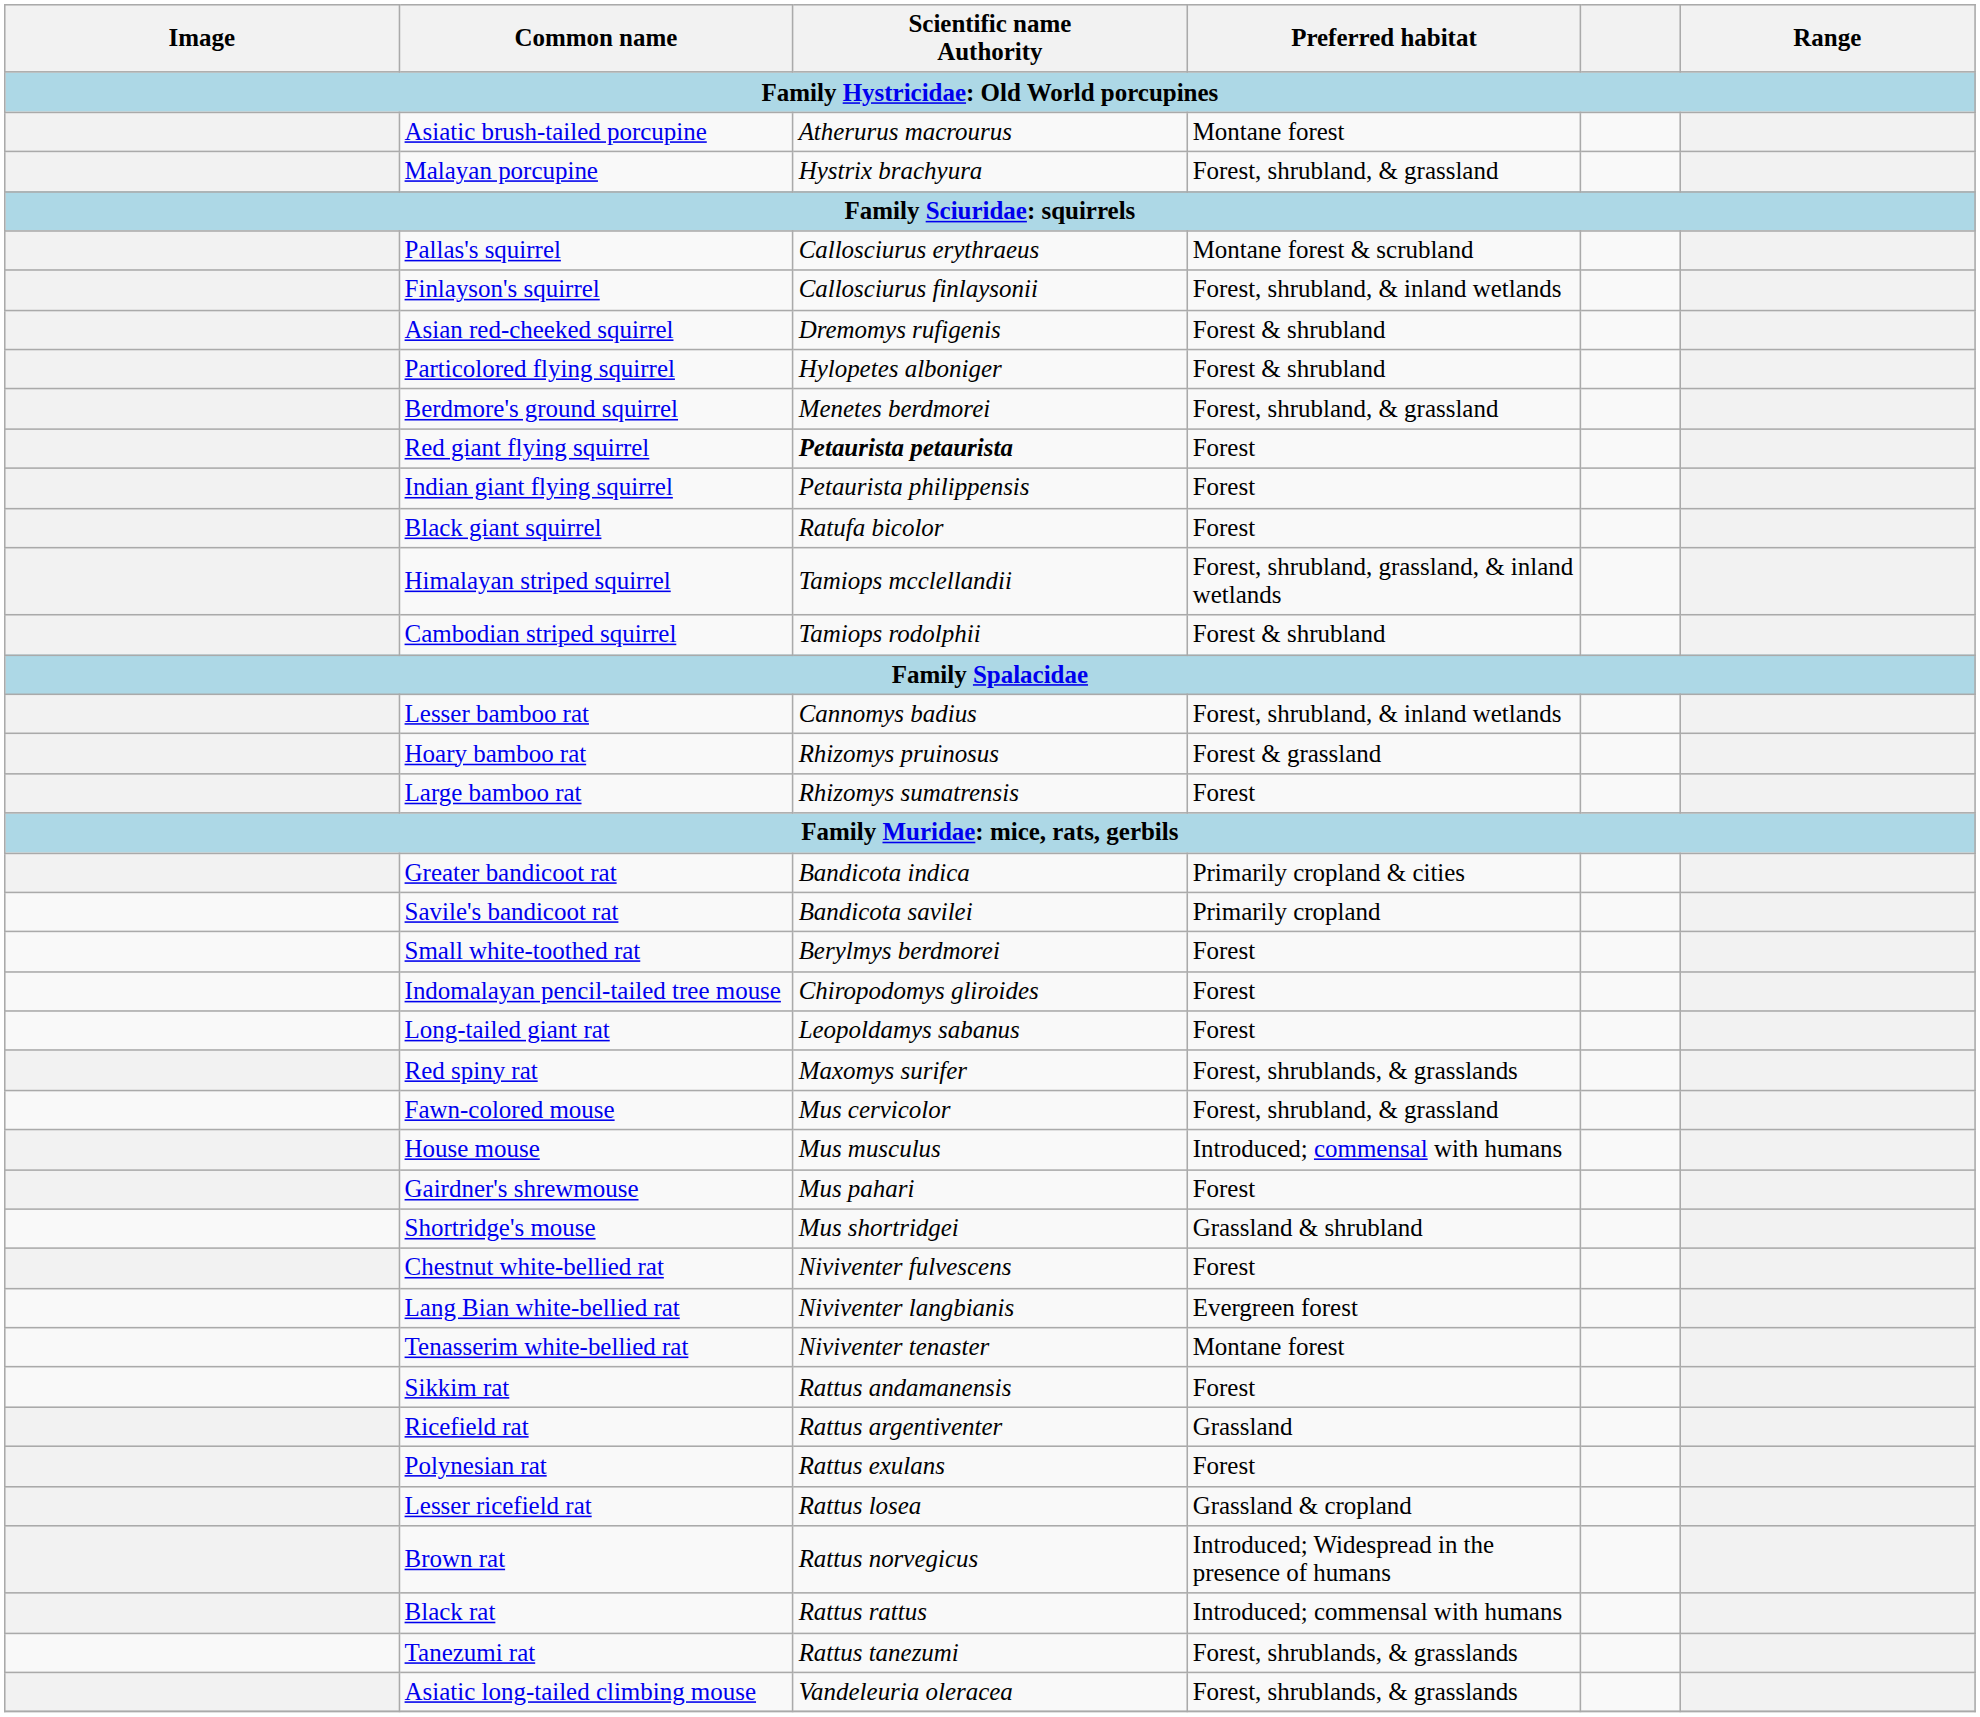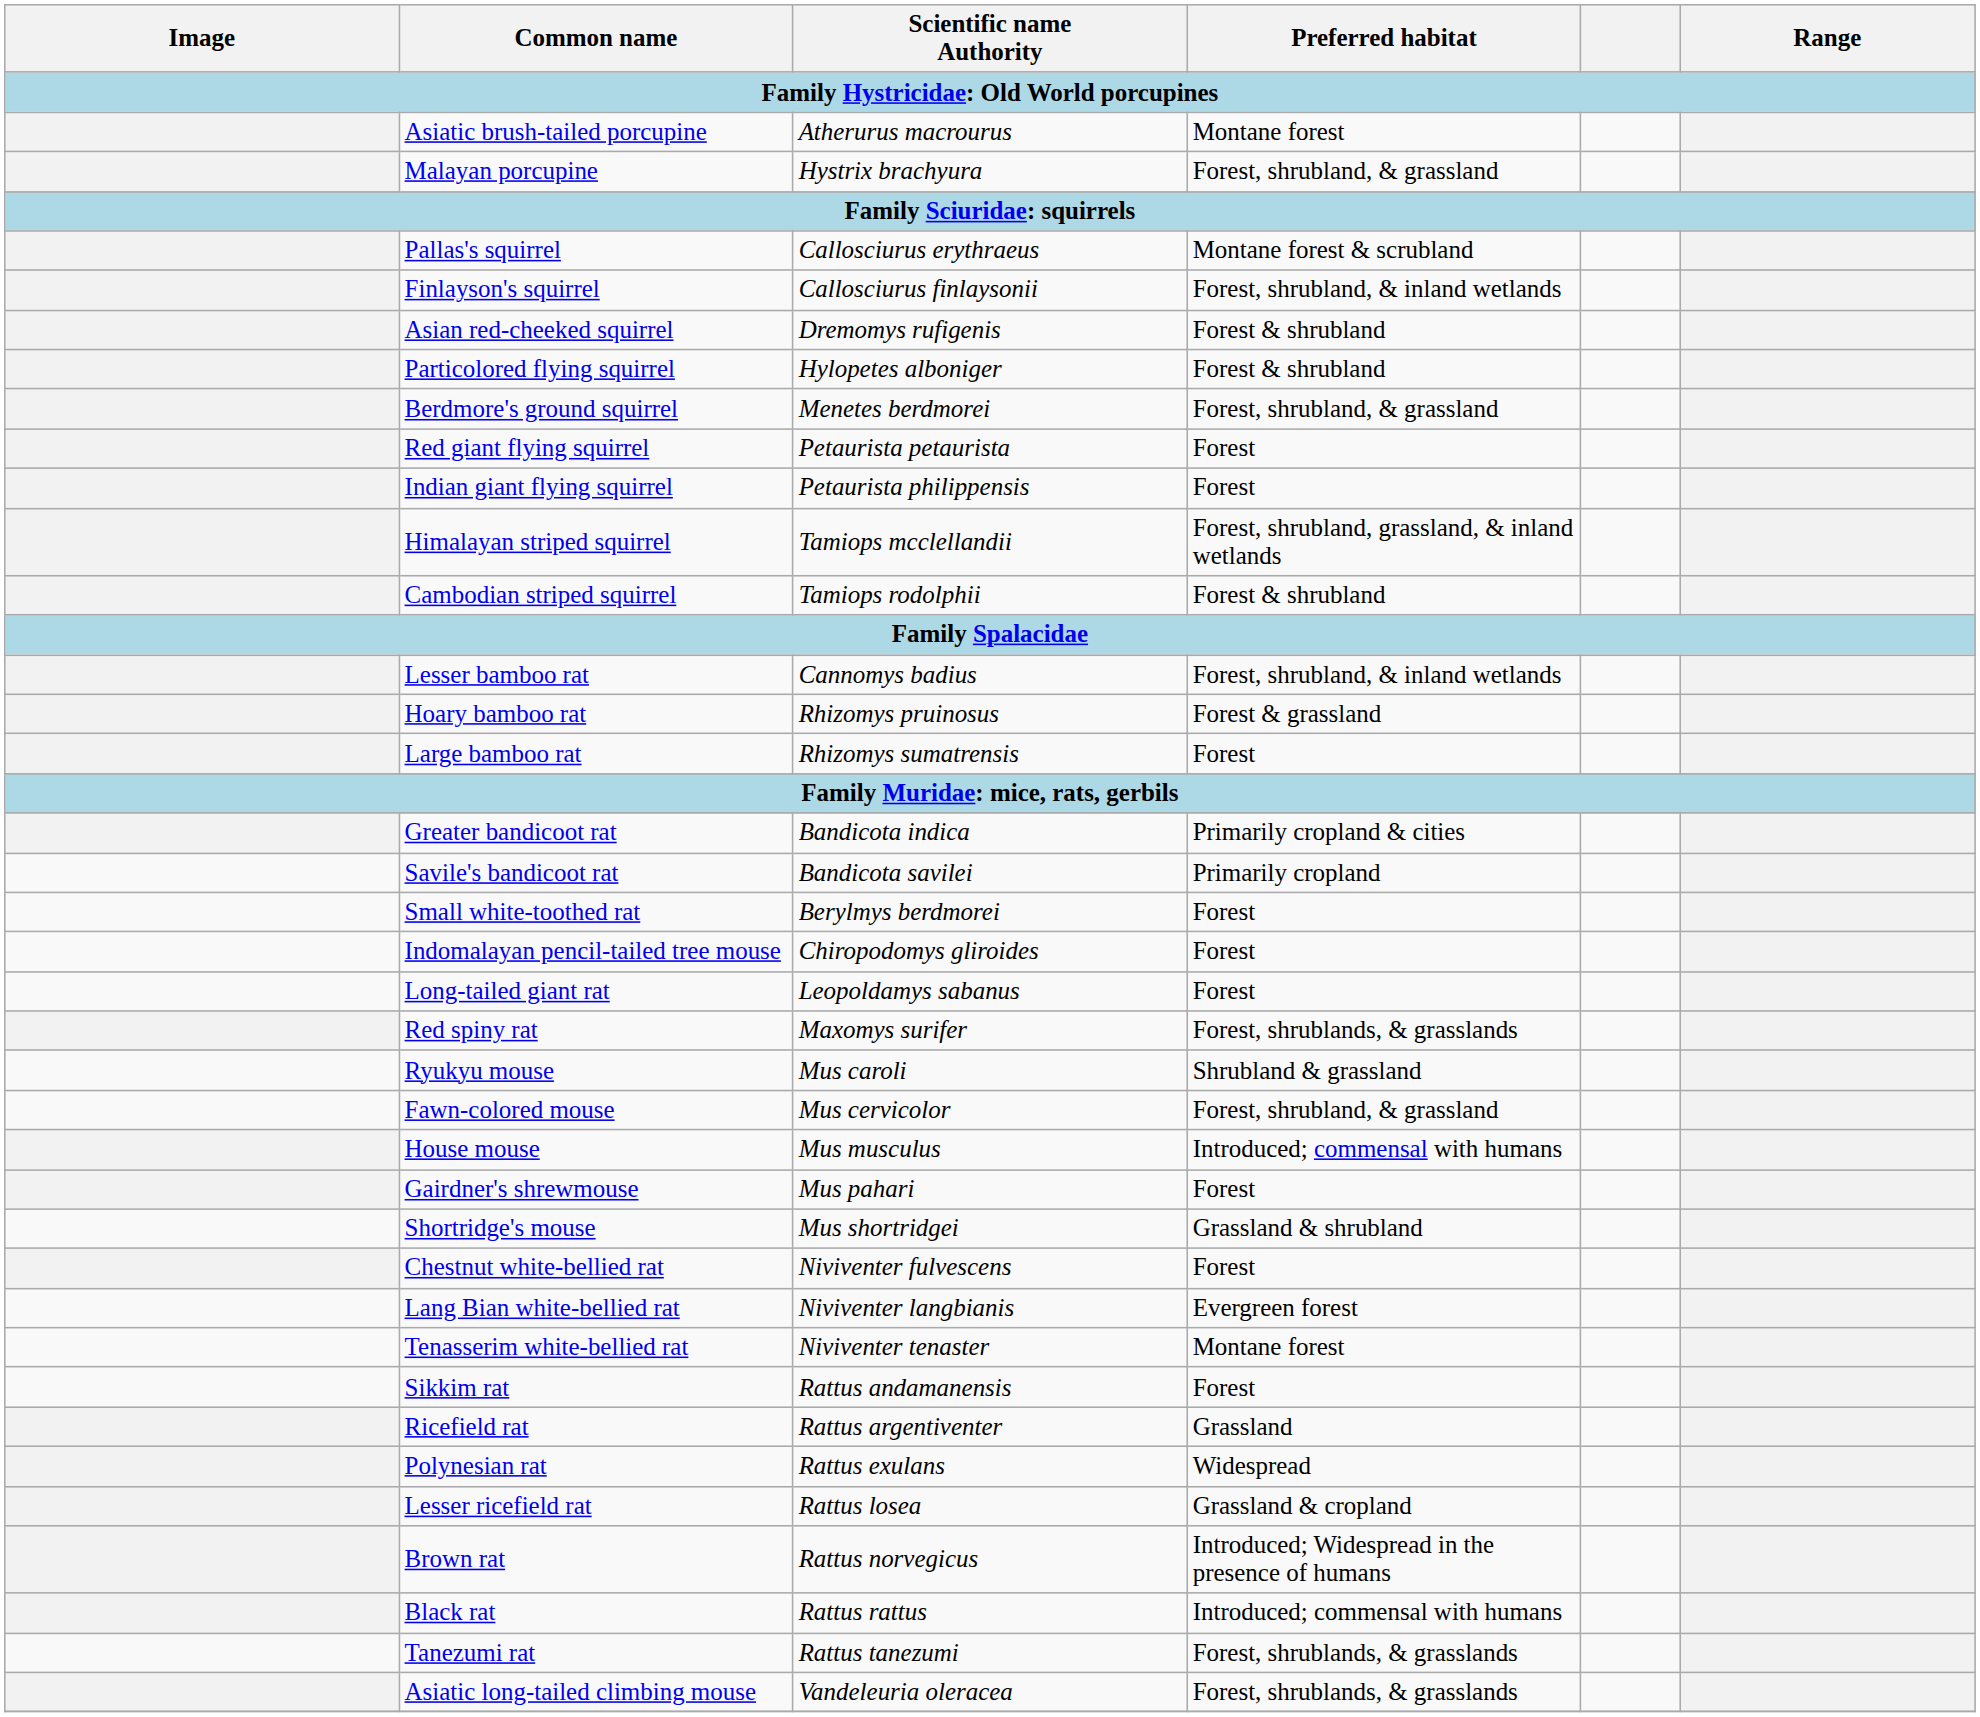(906, 448) bold -> (904, 448) normal
- row: (503, 527)
+ row: (479, 1070)
(1224, 1465) Forest -> (1252, 1465) Widespread
